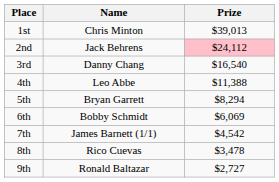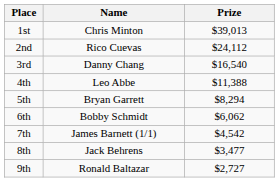(114, 47) Jack Behrens -> (114, 47) Rico Cuevas
(229, 47) pink background -> (229, 47) no background
(229, 116) $6,069 -> (229, 116) $6,062
(114, 151) Rico Cuevas -> (114, 151) Jack Behrens
(229, 151) $3,478 -> (229, 151) $3,477
